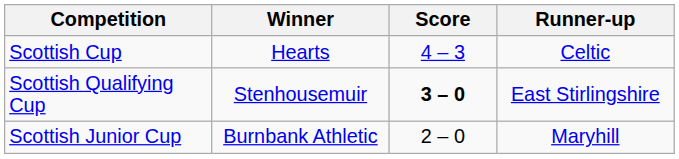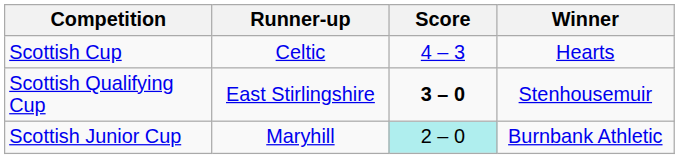columns swapped: (300, 20) <-> (585, 20)
(443, 136) no background -> (443, 136) paleturquoise background
